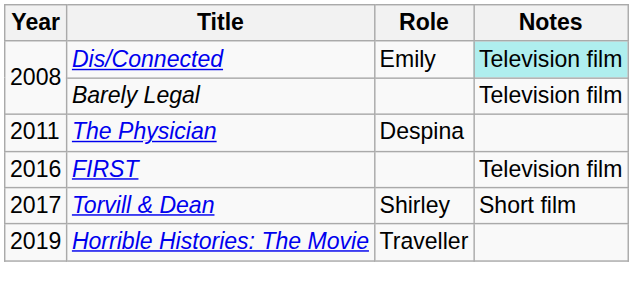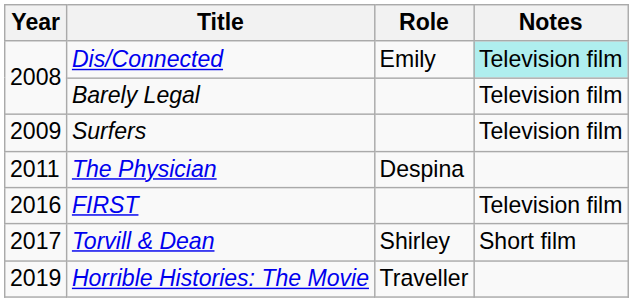+ row: (109, 132)
